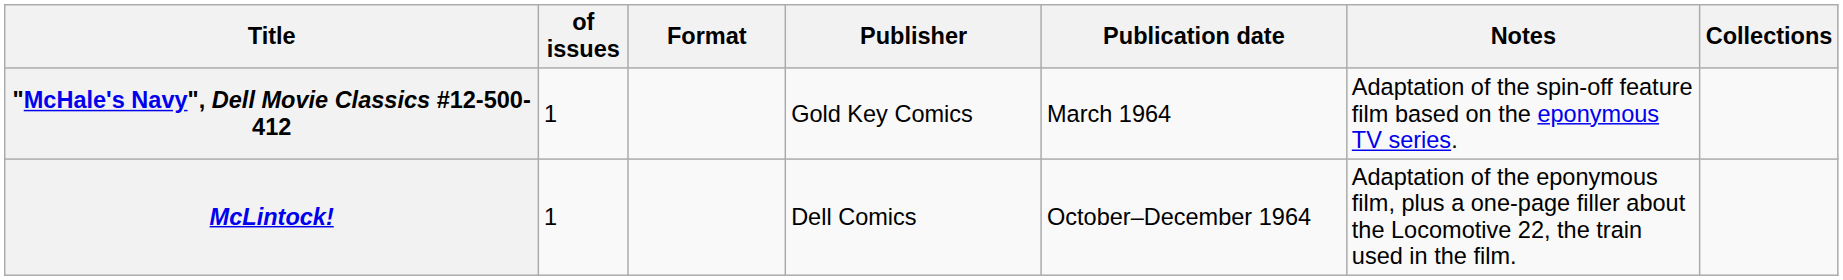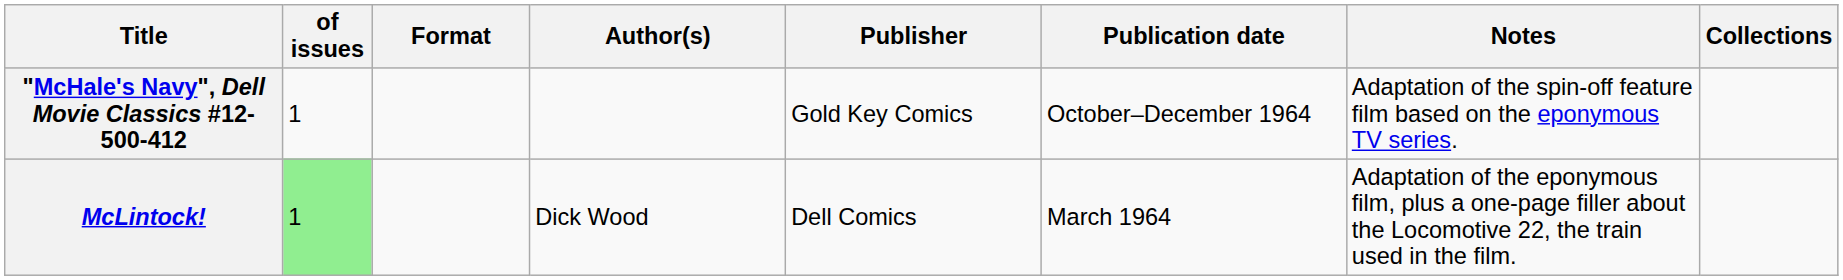+ column: (658, 36)
(1109, 113) March 1964 -> (1179, 113) October–December 1964
(551, 216) no background -> (295, 216) lightgreen background
(1179, 216) October–December 1964 -> (1109, 216) March 1964
